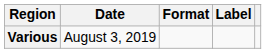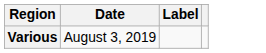- column: (186, 15)
